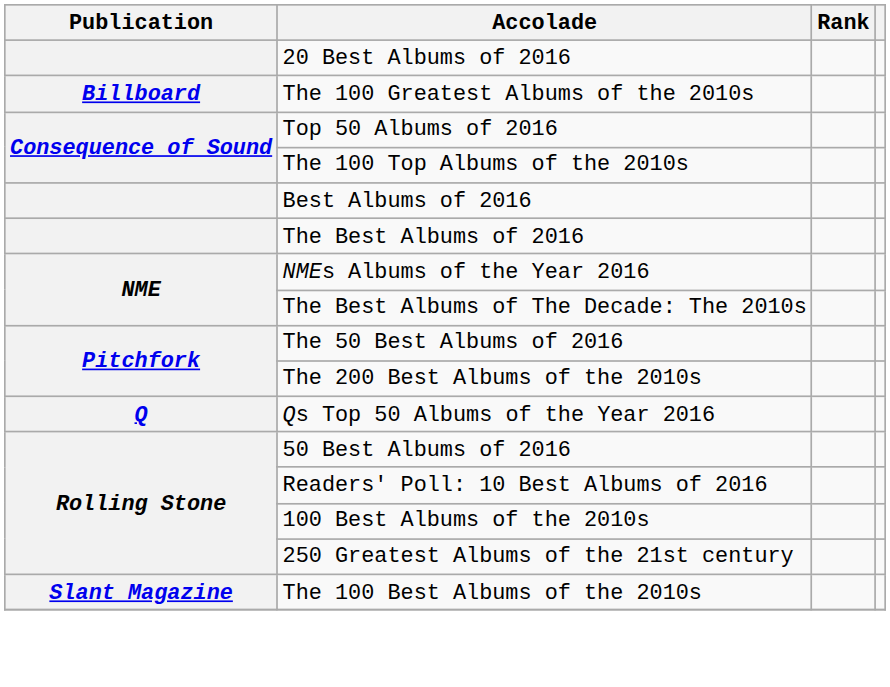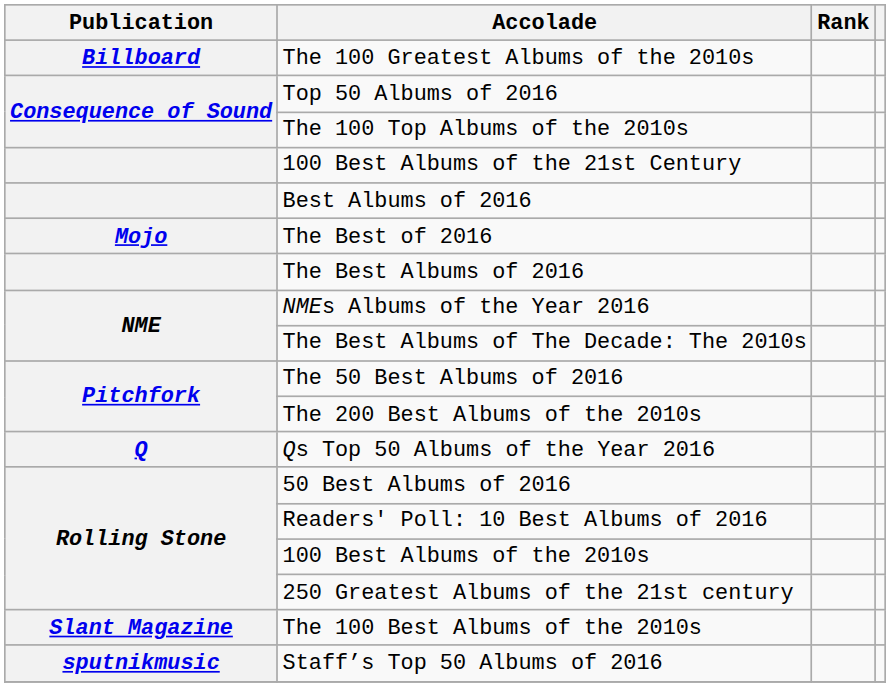- row: (427, 58)
+ row: (512, 165)
+ row: (387, 236)
+ row: (473, 663)
